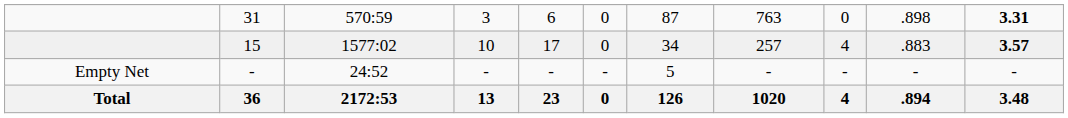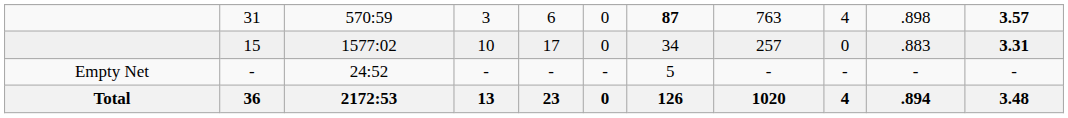(670, 17) normal -> (670, 17) bold
(845, 17) 0 -> (845, 17) 4
(1014, 17) 3.31 -> (1014, 17) 3.57
(845, 44) 4 -> (845, 44) 0
(1014, 44) 3.57 -> (1014, 44) 3.31
